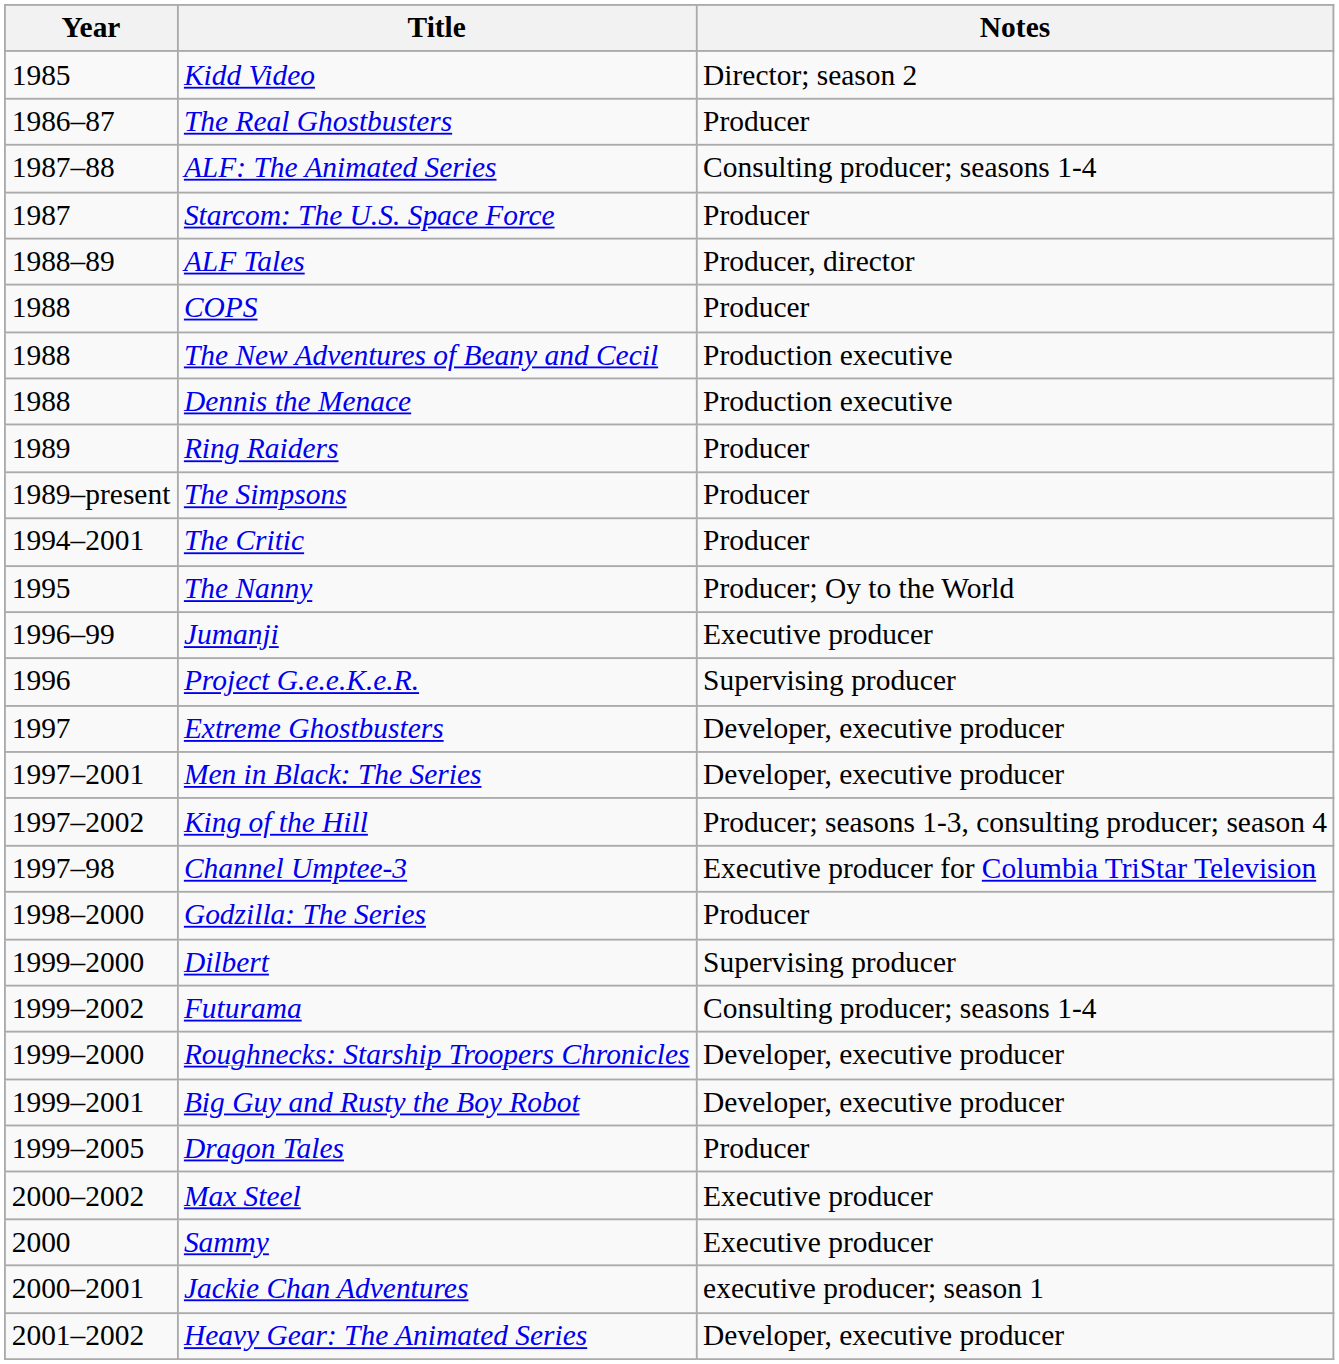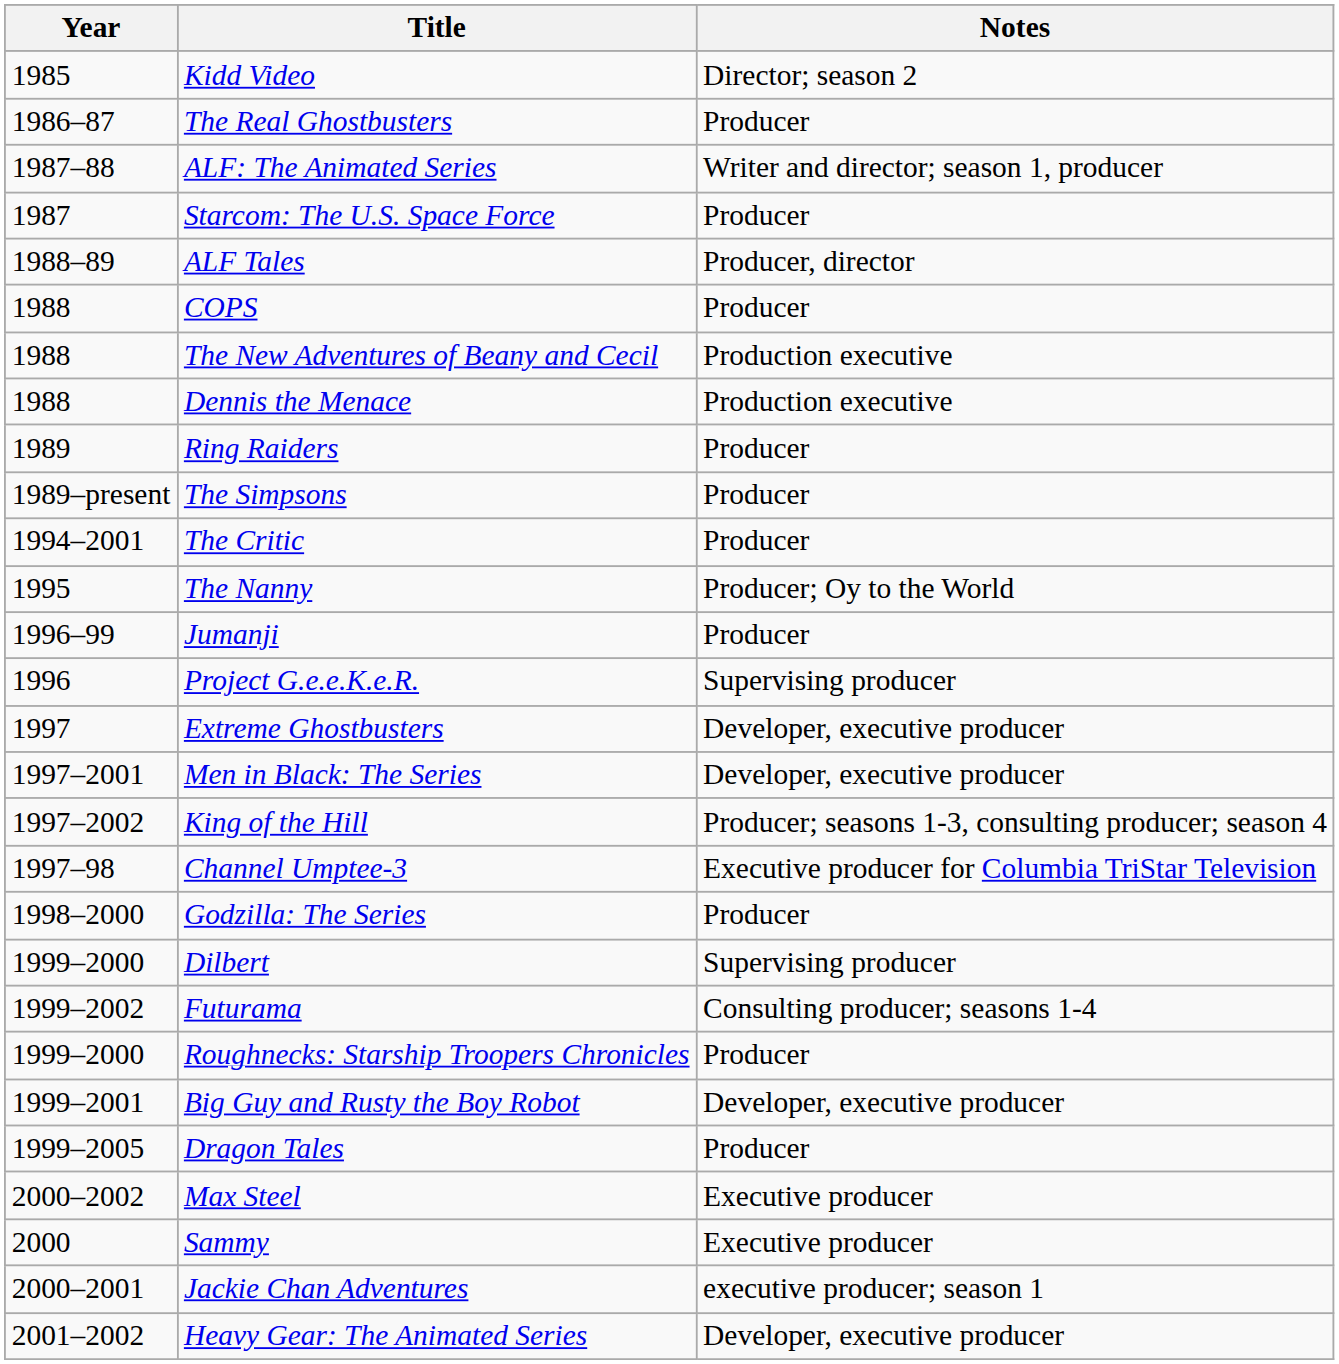(900, 167) Consulting producer; seasons 1-4 -> (933, 167) Writer and director; season 1, producer
(818, 634) Executive producer -> (756, 634) Producer
(884, 1055) Developer, executive producer -> (756, 1055) Producer
